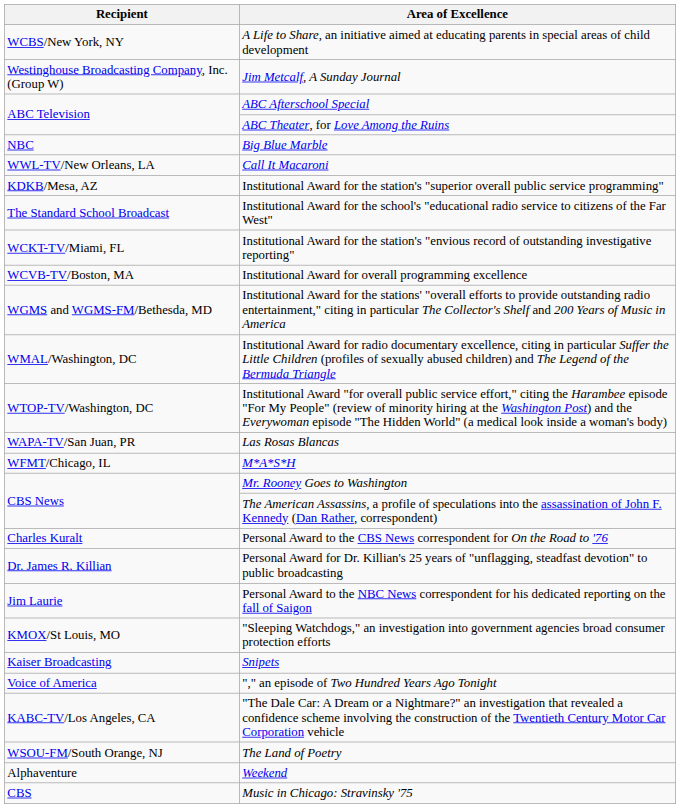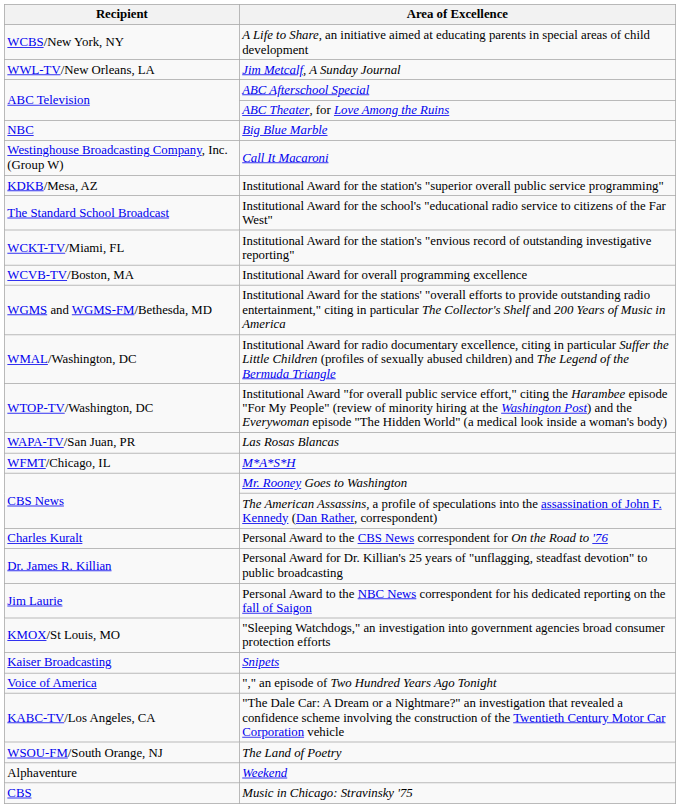(118, 76) Westinghouse Broadcasting Company, Inc. (Group W) -> (81, 69) WWL-TV/New Orleans, LA
(81, 165) WWL-TV/New Orleans, LA -> (118, 158) Westinghouse Broadcasting Company, Inc. (Group W)
